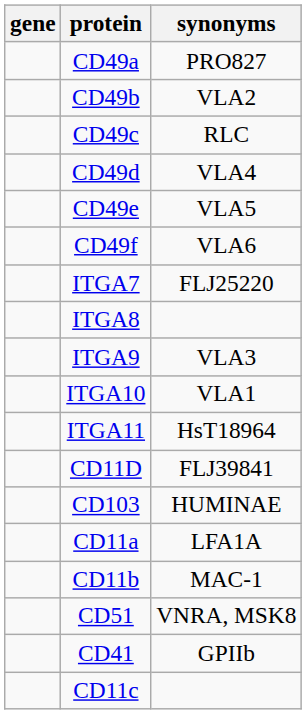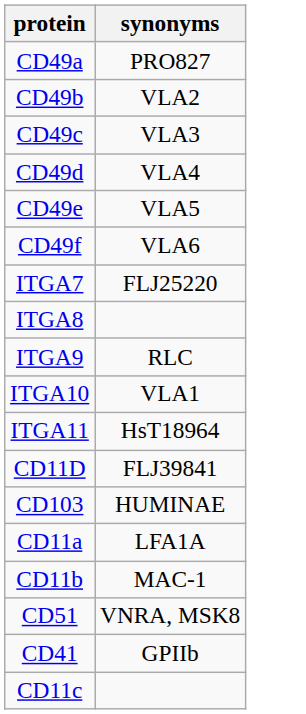- column: (33, 23)
(226, 134) RLC -> (170, 134) VLA3
(226, 356) VLA3 -> (170, 356) RLC
